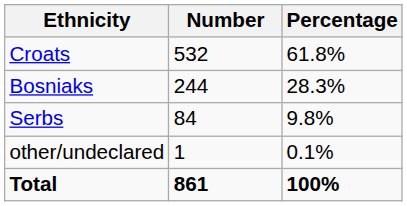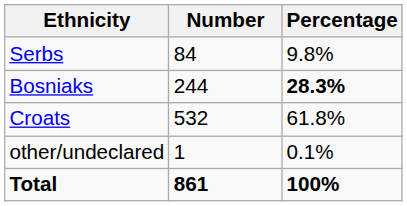rows swapped: (40, 53) <-> (36, 119)
(316, 86) normal -> (316, 86) bold
